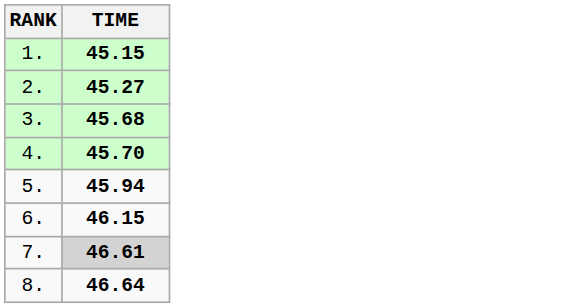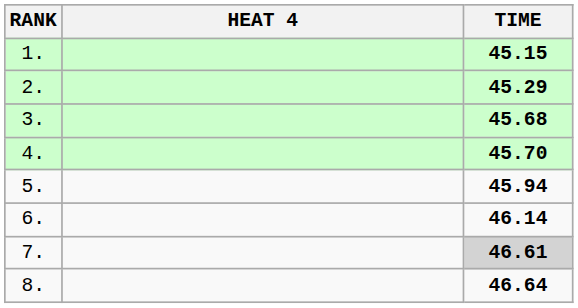+ column: (263, 21)
(115, 87) 45.27 -> (518, 87) 45.29
(115, 219) 46.15 -> (518, 219) 46.14
